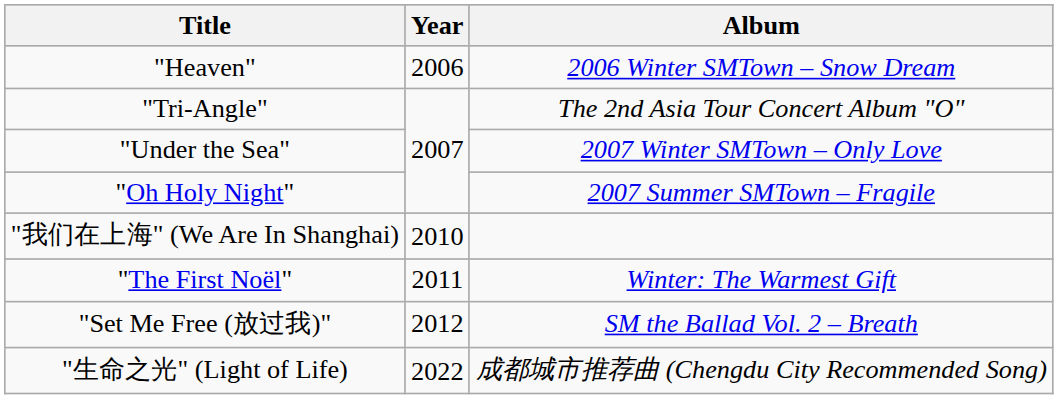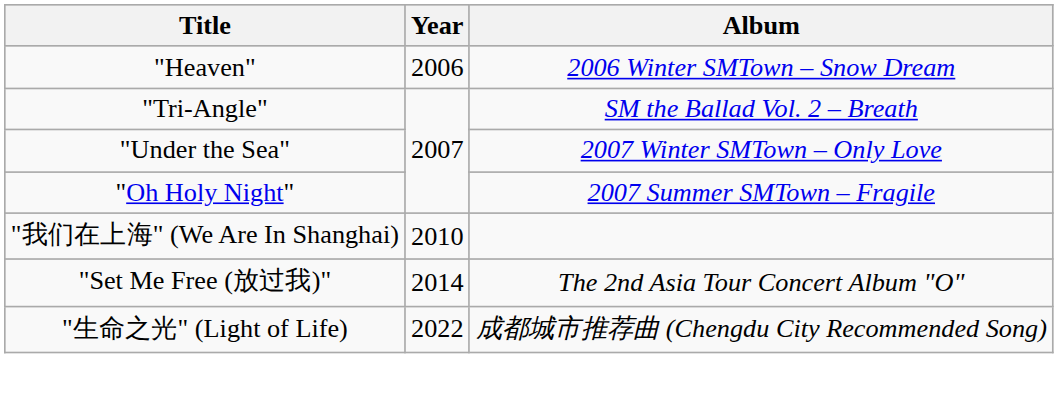(761, 108) The 2nd Asia Tour Concert Album "O" -> (761, 108) SM the Ballad Vol. 2 – Breath
- row: (205, 279)
(437, 323) 2012 -> (437, 282) 2014
(761, 323) SM the Ballad Vol. 2 – Breath -> (761, 282) The 2nd Asia Tour Concert Album "O"
